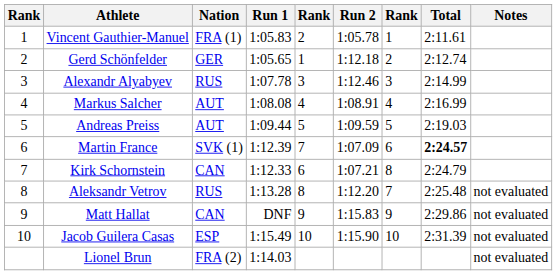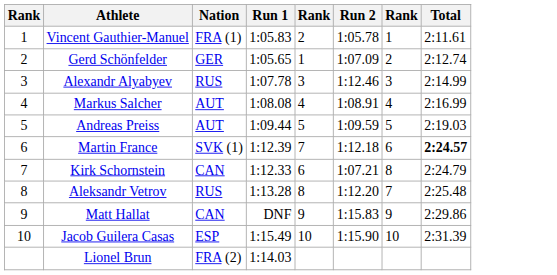- column: (511, 15)
(358, 59) 1:12.18 -> (358, 59) 1:07.09
(358, 147) 1:07.09 -> (358, 147) 1:12.18
